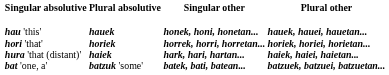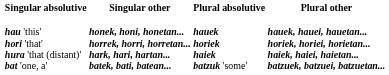columns swapped: (214, 7) <-> (125, 7)
